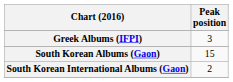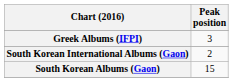rows swapped: (98, 54) <-> (98, 69)
